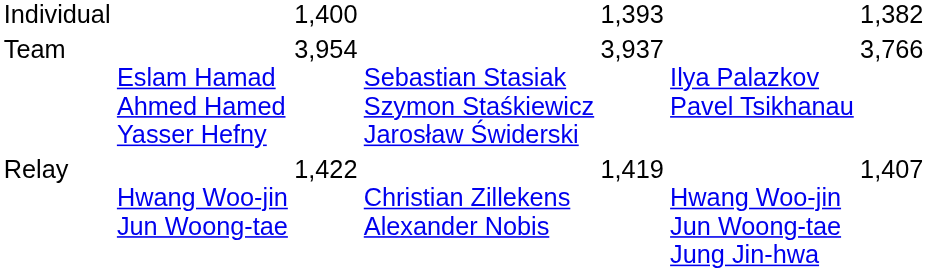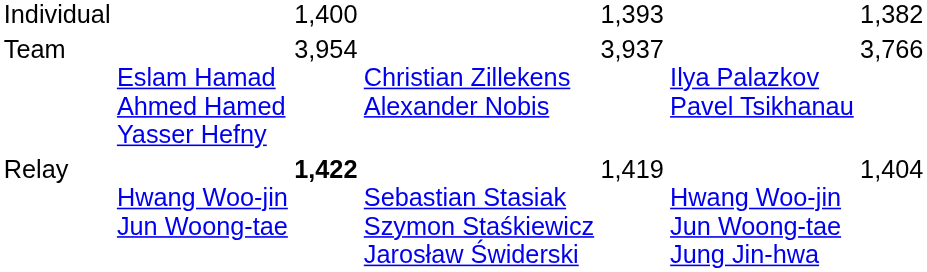(479, 106) Sebastian Stasiak Szymon Staśkiewicz Jarosław Świderski -> (467, 92) Christian Zillekens Alexander Nobis
(326, 169) normal -> (326, 169) bold
(467, 212) Christian Zillekens Alexander Nobis -> (479, 226) Sebastian Stasiak Szymon Staśkiewicz Jarosław Świderski
(892, 169) 1,407 -> (892, 169) 1,404
